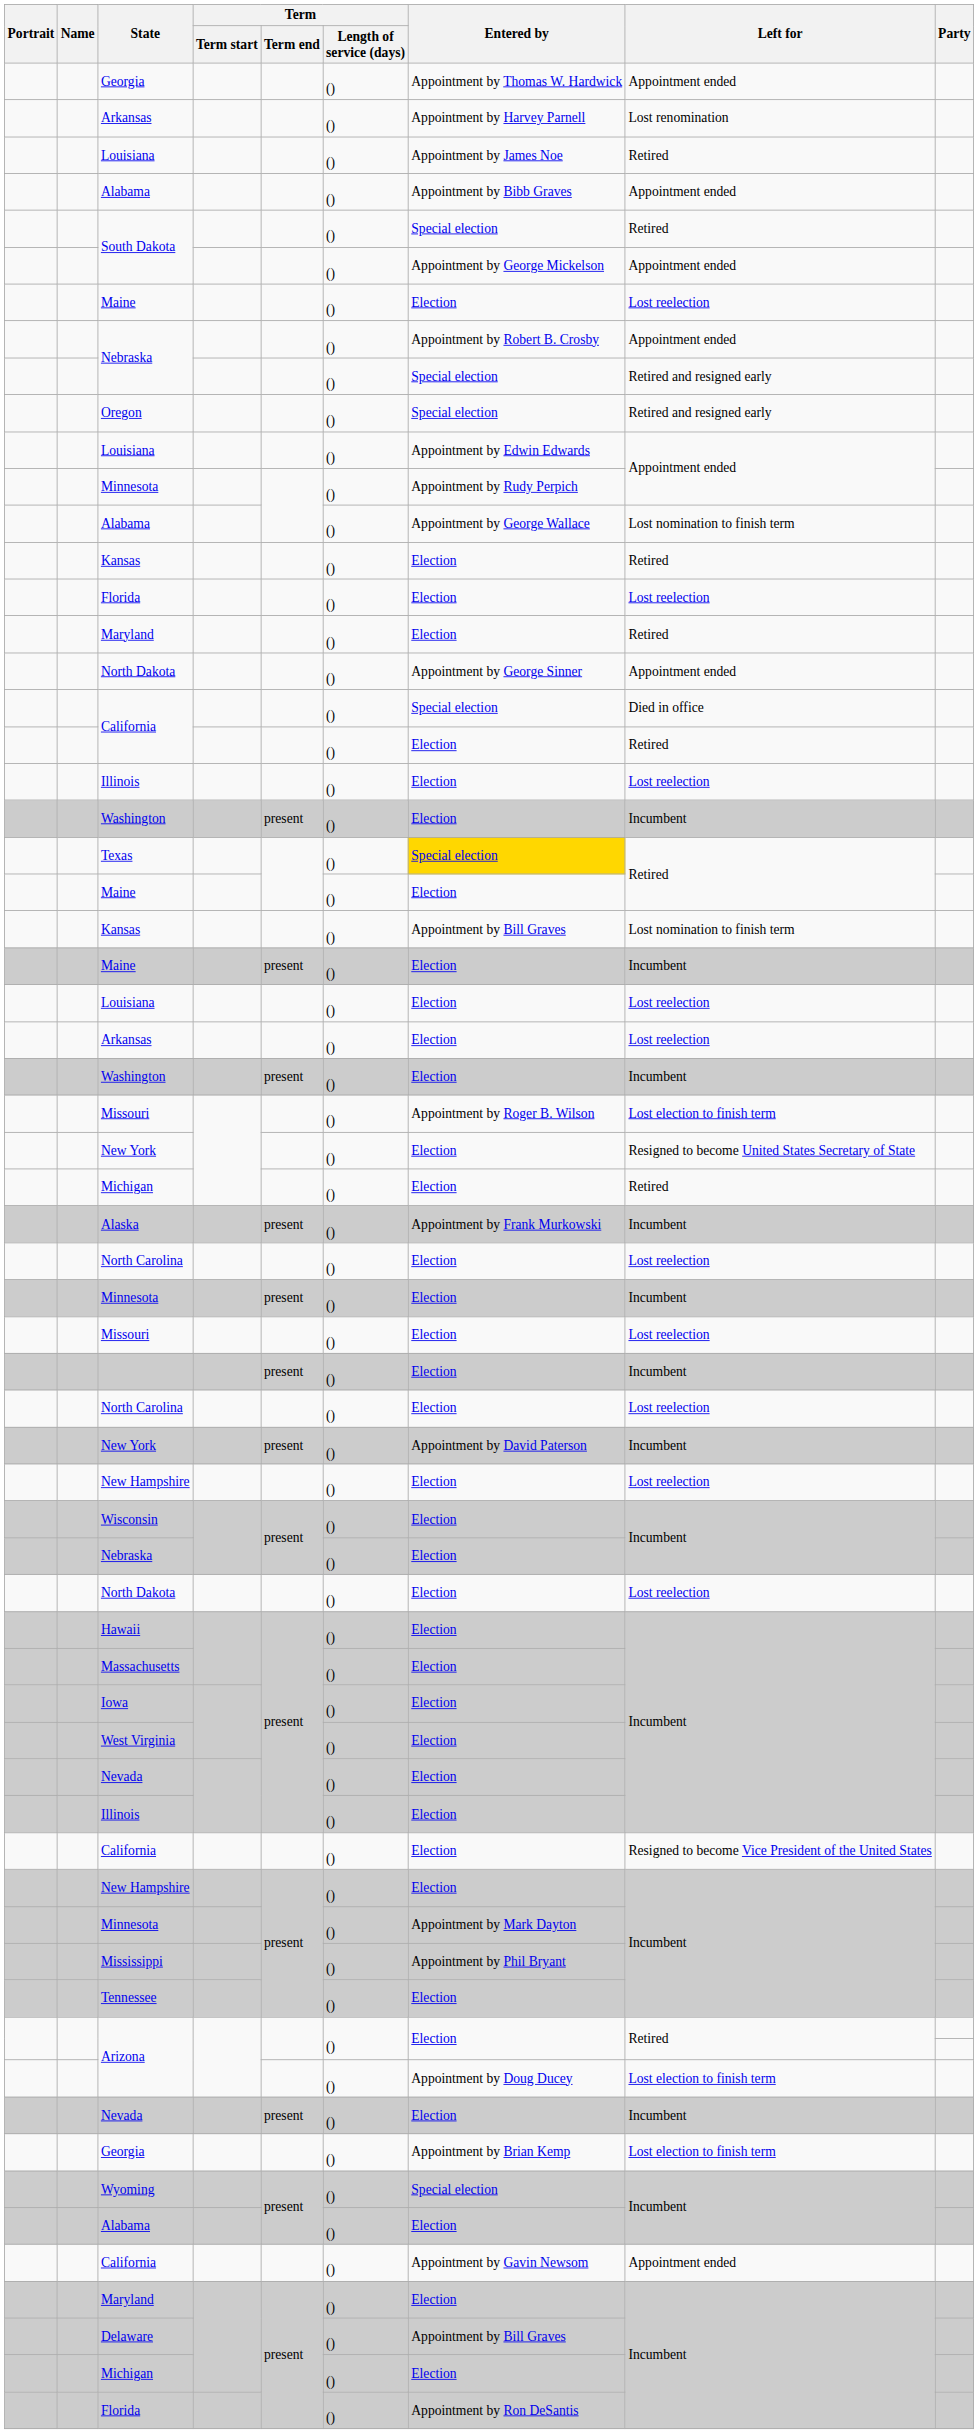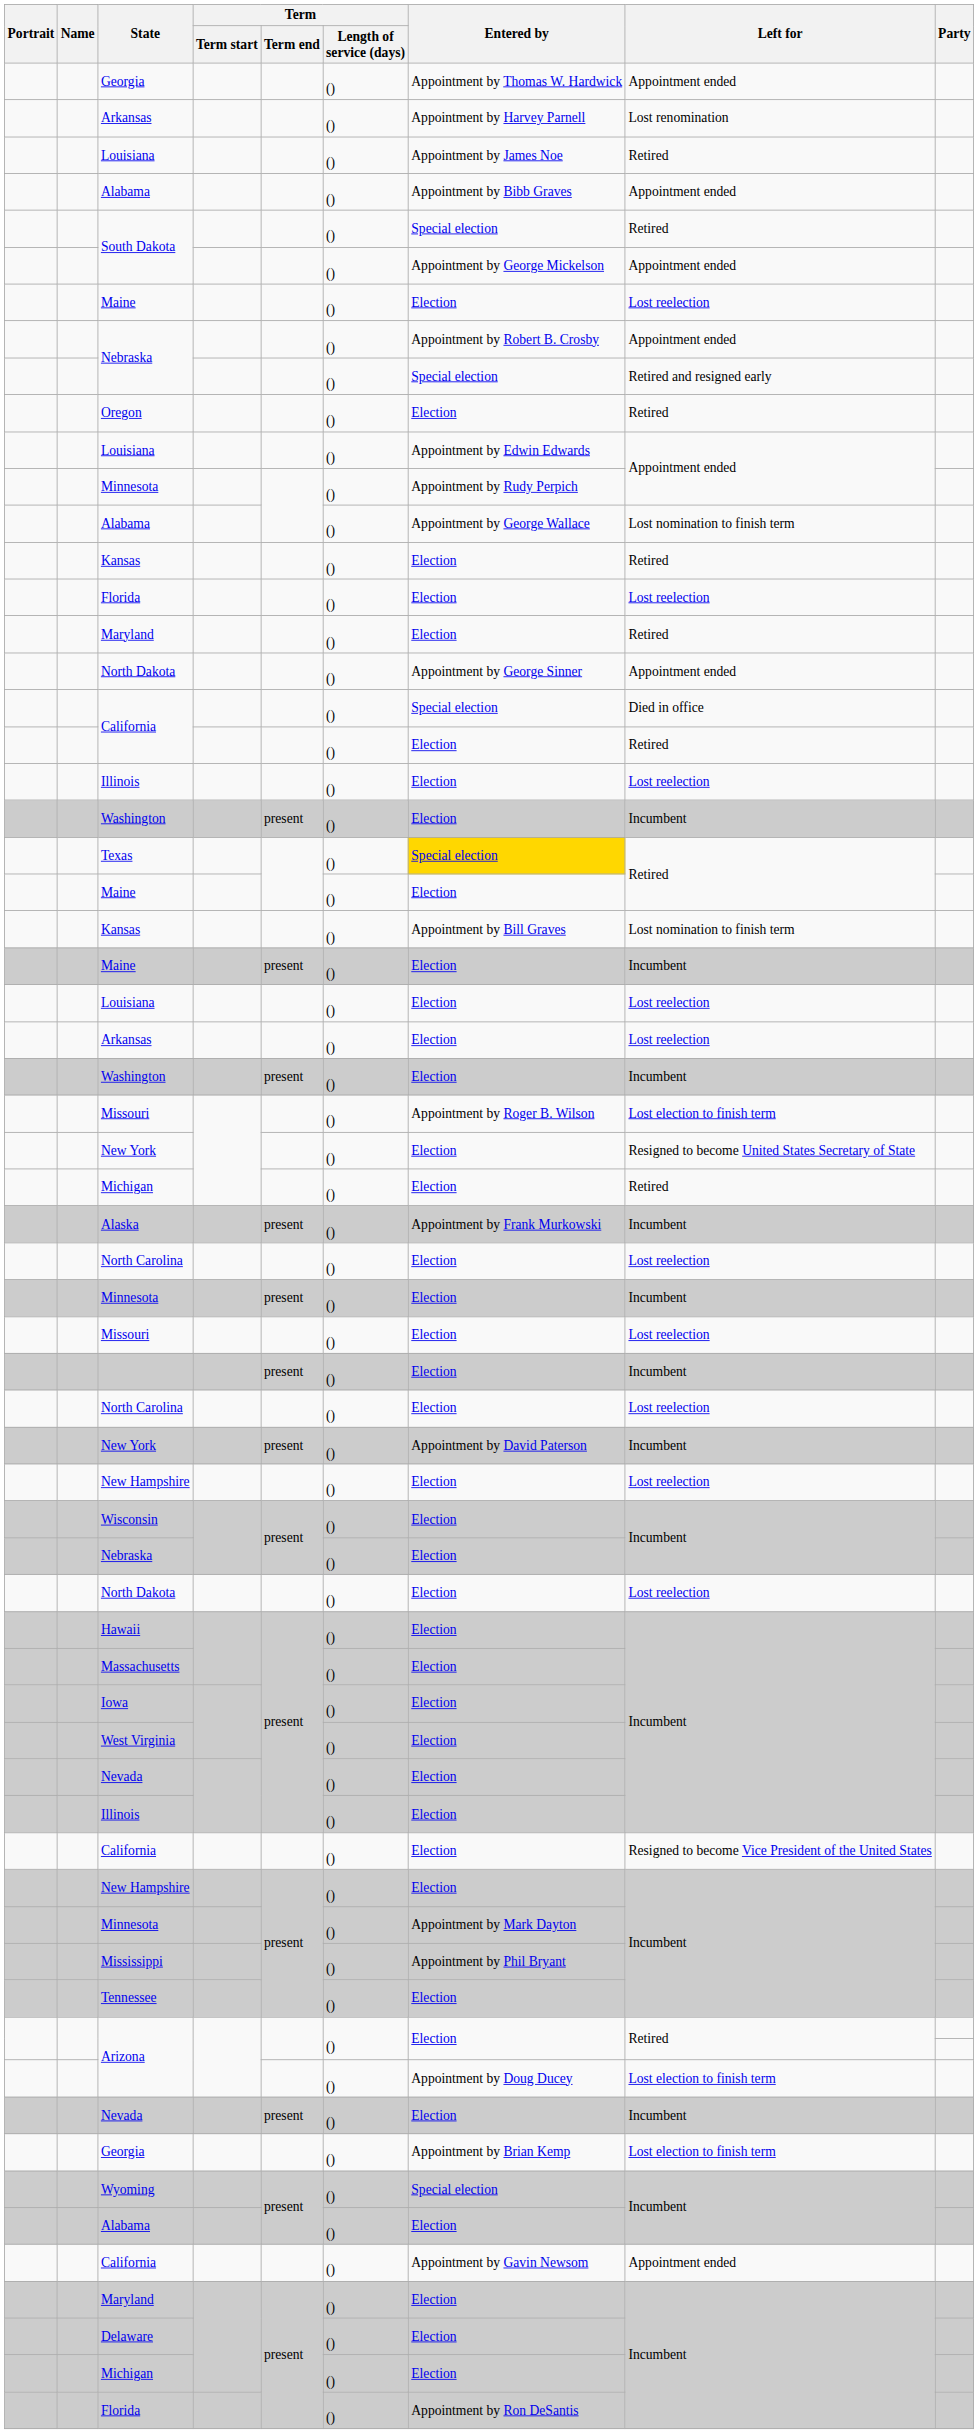(455, 413) Special election -> (434, 413) Election
(700, 413) Retired and resigned early -> (648, 413) Retired
(489, 2336) Appointment by Bill Graves -> (434, 2336) Election
